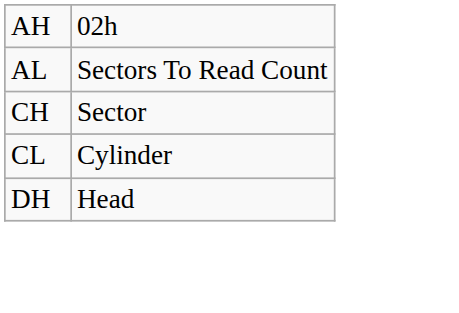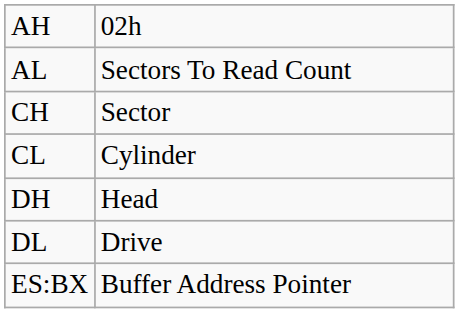+ row: (29, 241)
+ row: (50, 284)
